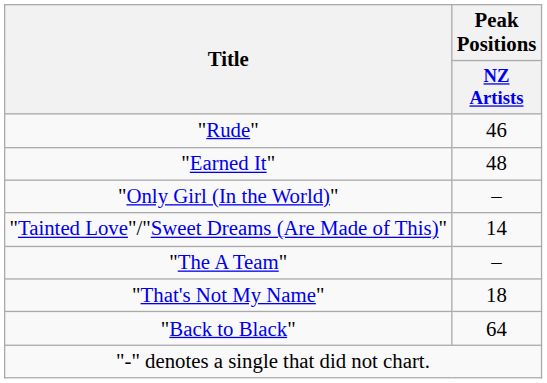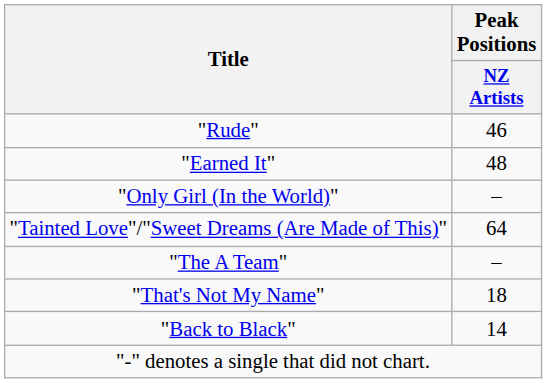(497, 229) 14 -> (497, 229) 64
(497, 328) 64 -> (497, 328) 14
